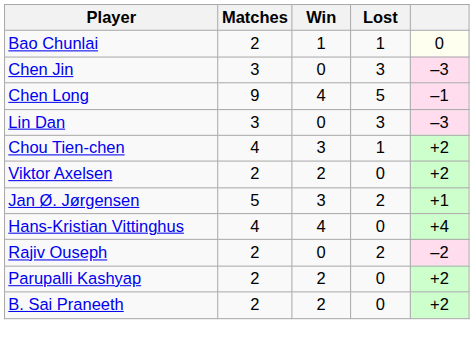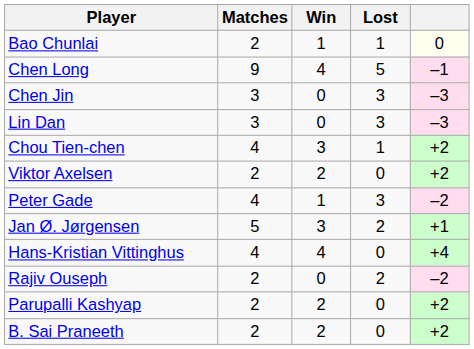rows swapped: (41, 69) <-> (49, 95)
+ row: (50, 200)
